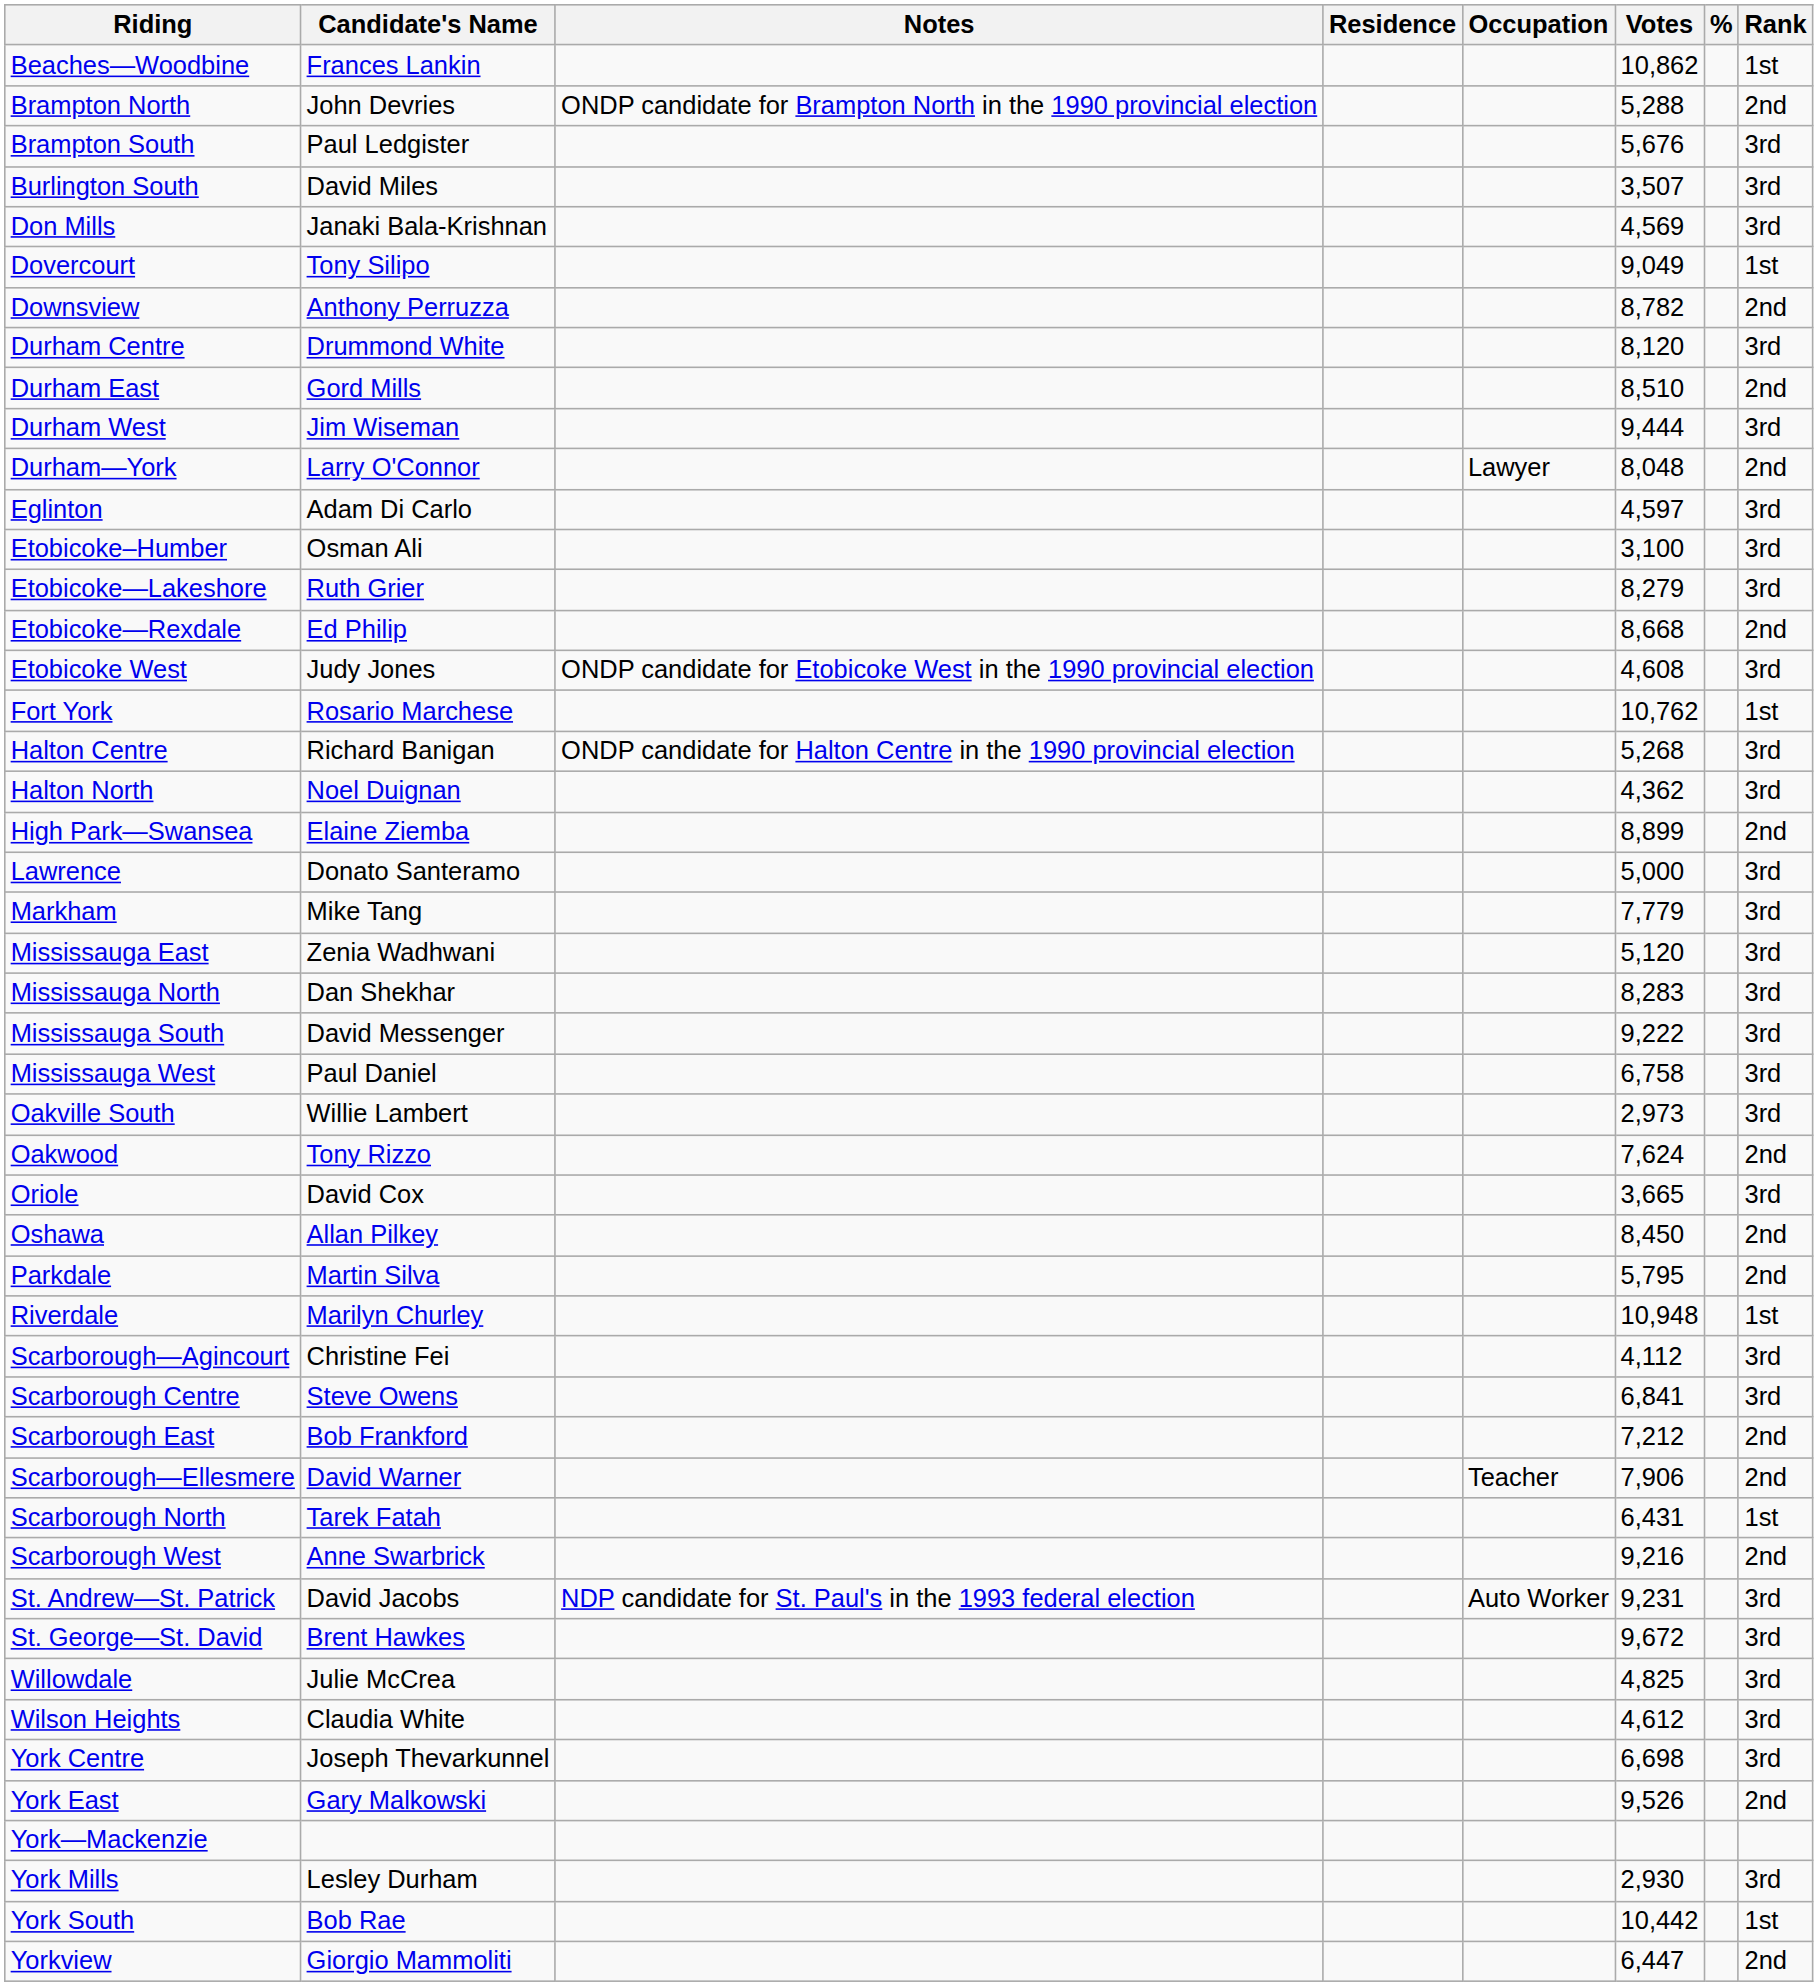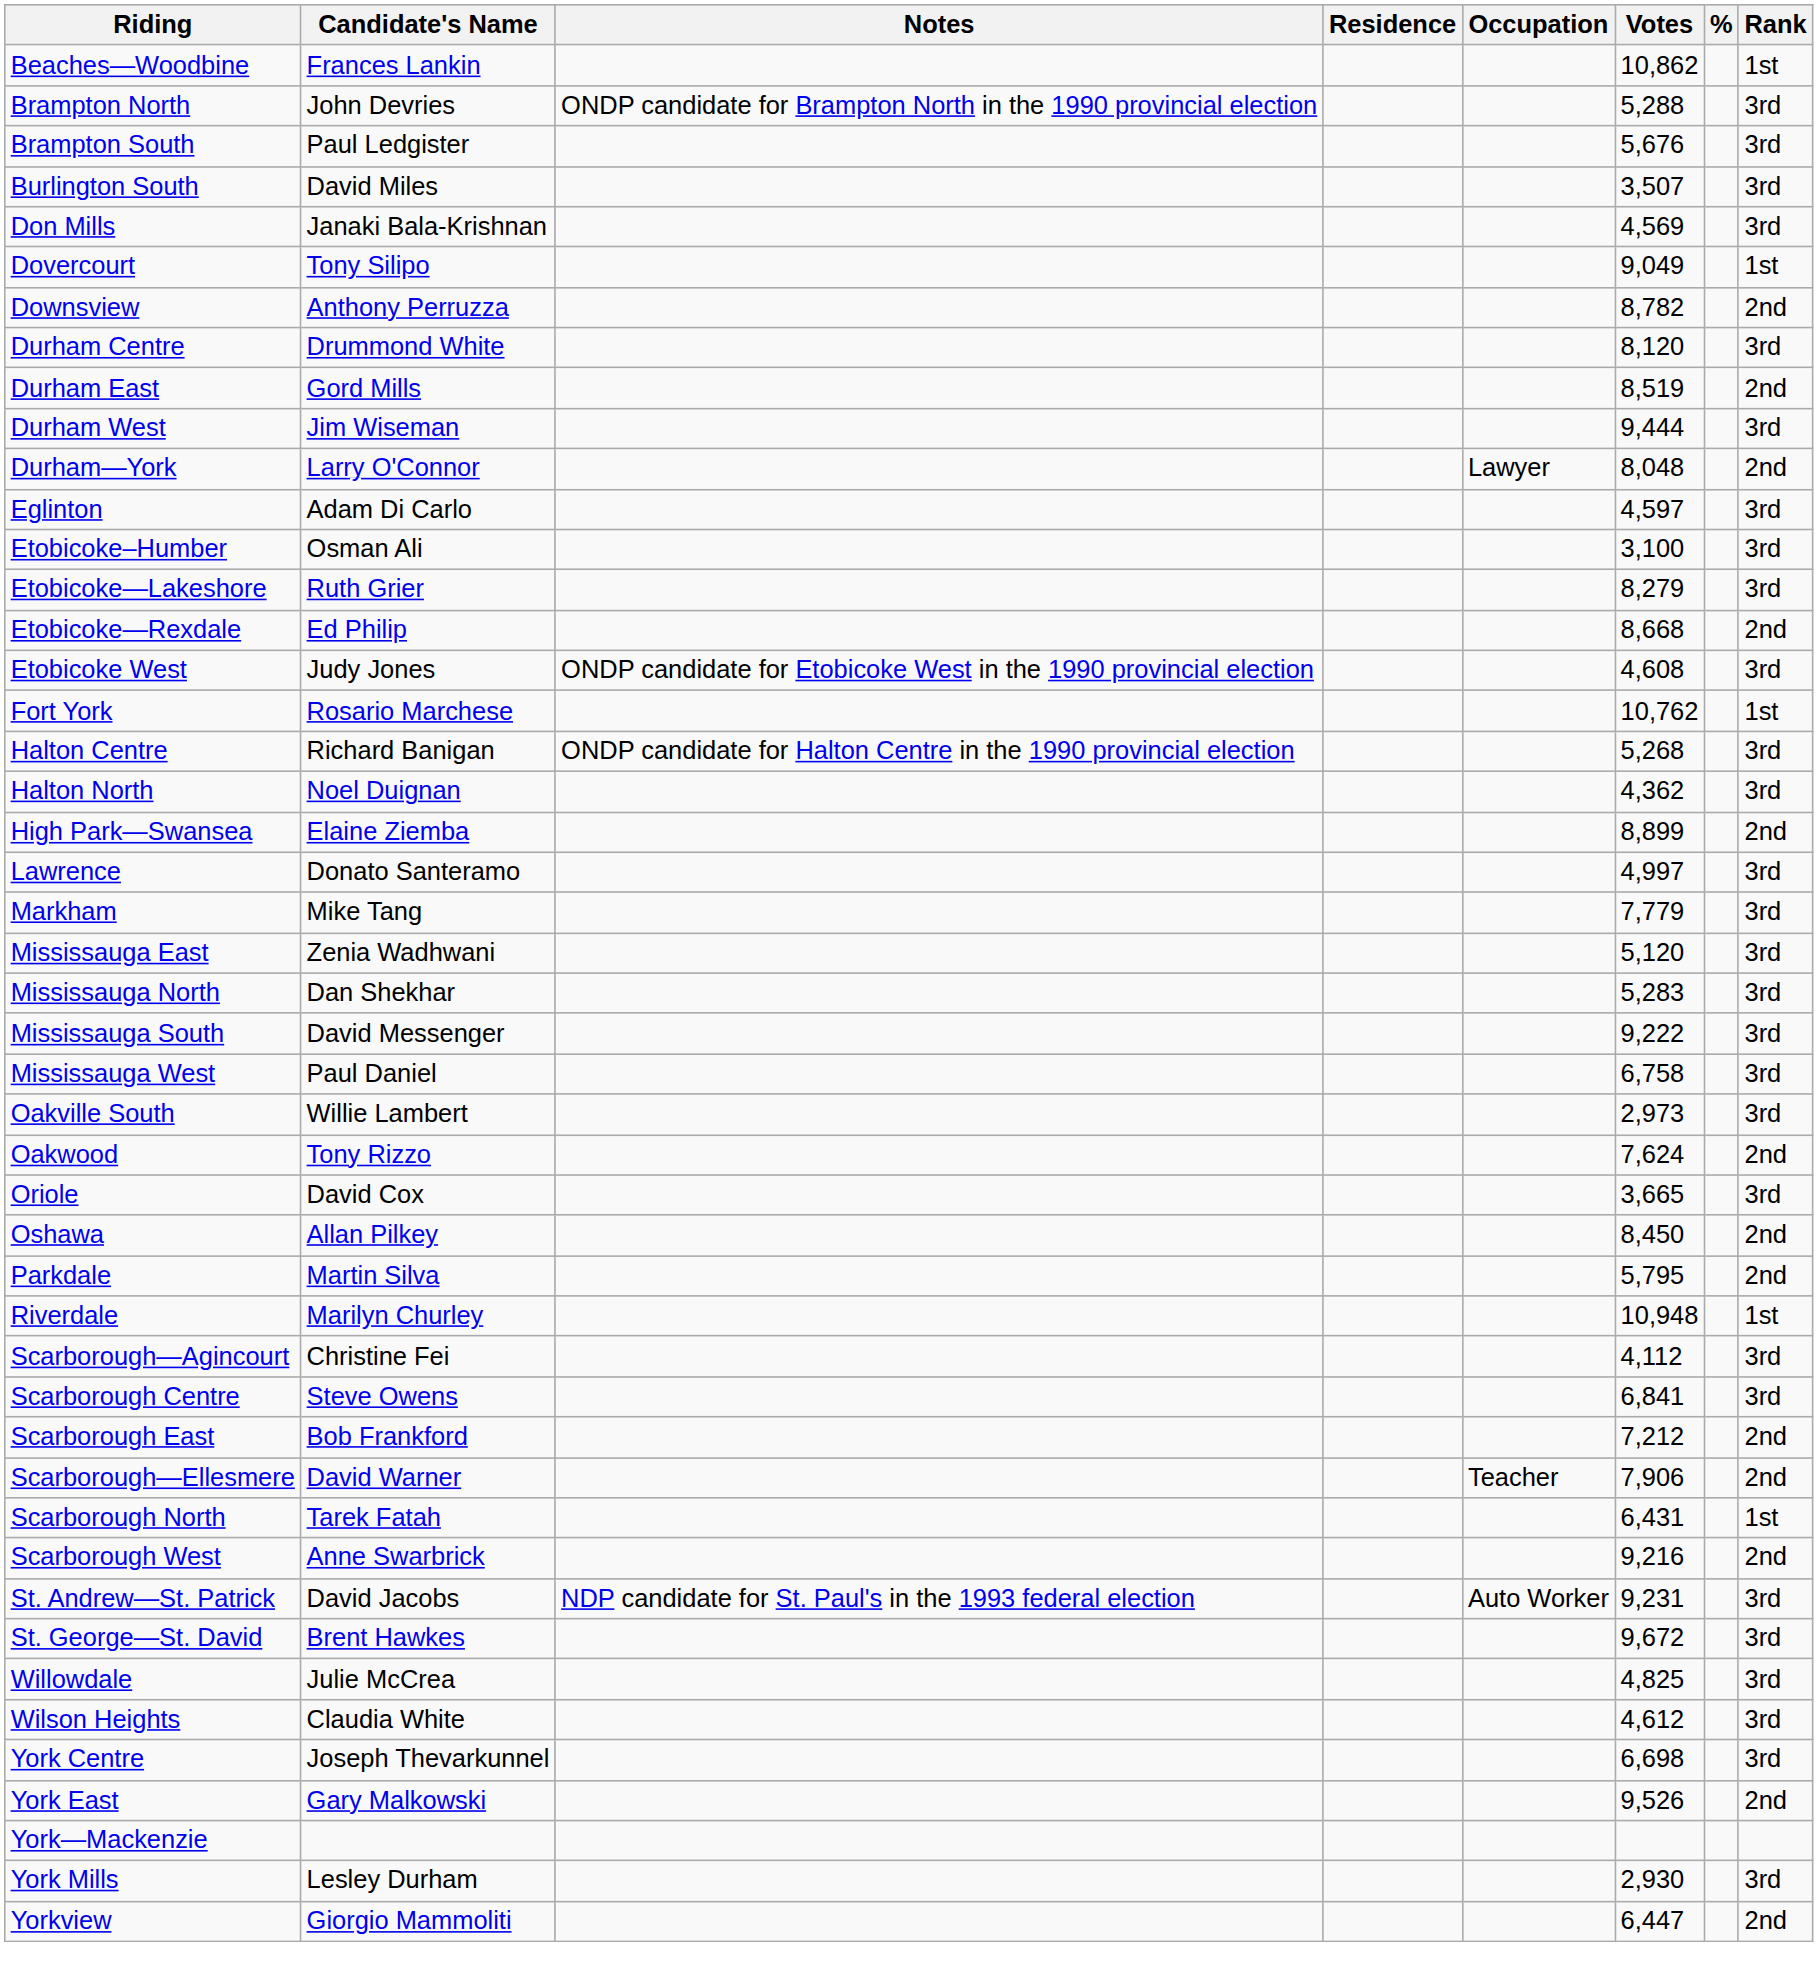(1766, 105) 2nd -> (1763, 105) 3rd
(1652, 387) 8,510 -> (1652, 387) 8,519
(1652, 871) 5,000 -> (1652, 871) 4,997
(1652, 992) 8,283 -> (1652, 992) 5,283
- row: (72, 1920)
